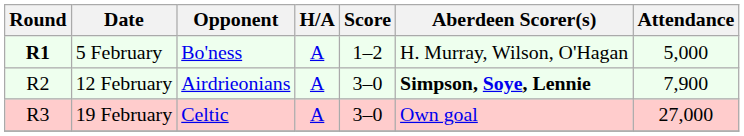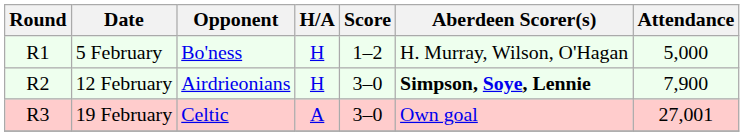(38, 51) bold -> (38, 51) normal
(317, 51) A -> (317, 51) H
(317, 83) A -> (317, 83) H
(686, 114) 27,000 -> (686, 114) 27,001
